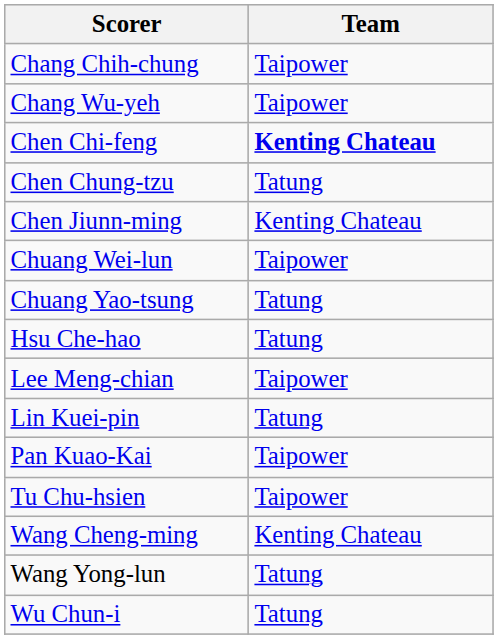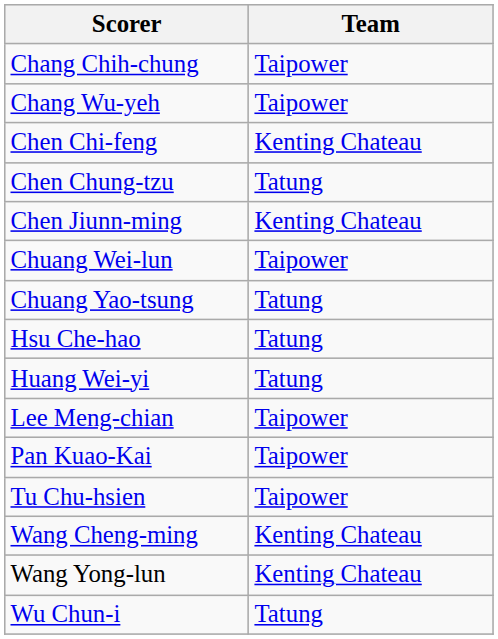(345, 142) bold -> (338, 142) normal
+ row: (80, 378)
- row: (75, 417)
(289, 574) Tatung -> (338, 574) Kenting Chateau
